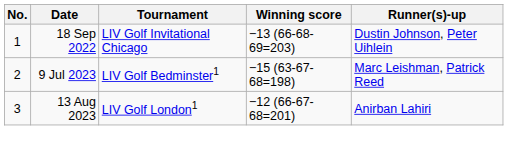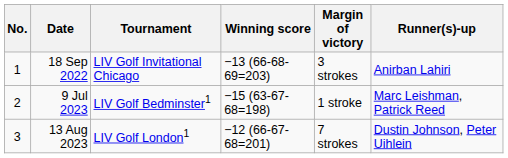+ column: (343, 28)
(416, 41) Dustin Johnson, Peter Uihlein -> (412, 69) Anirban Lahiri
(393, 109) Anirban Lahiri -> (435, 136) Dustin Johnson, Peter Uihlein
